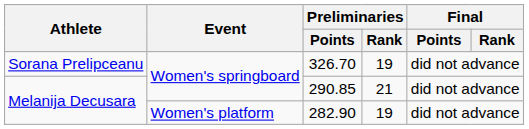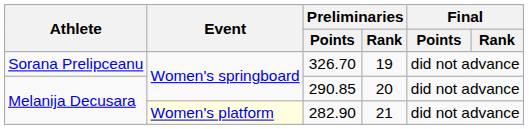(384, 89) 21 -> (384, 89) 20
(212, 113) no background -> (212, 113) lightyellow background
(384, 113) 19 -> (384, 113) 21
